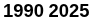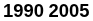(69, 11) 2025 -> (69, 11) 2005
